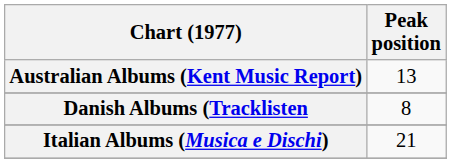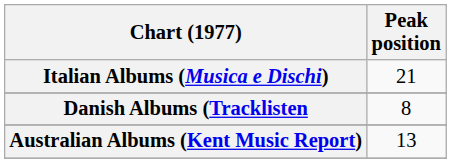rows swapped: (186, 76) <-> (186, 141)
